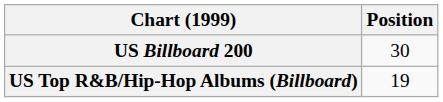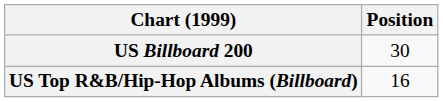(400, 81) 19 -> (400, 81) 16
